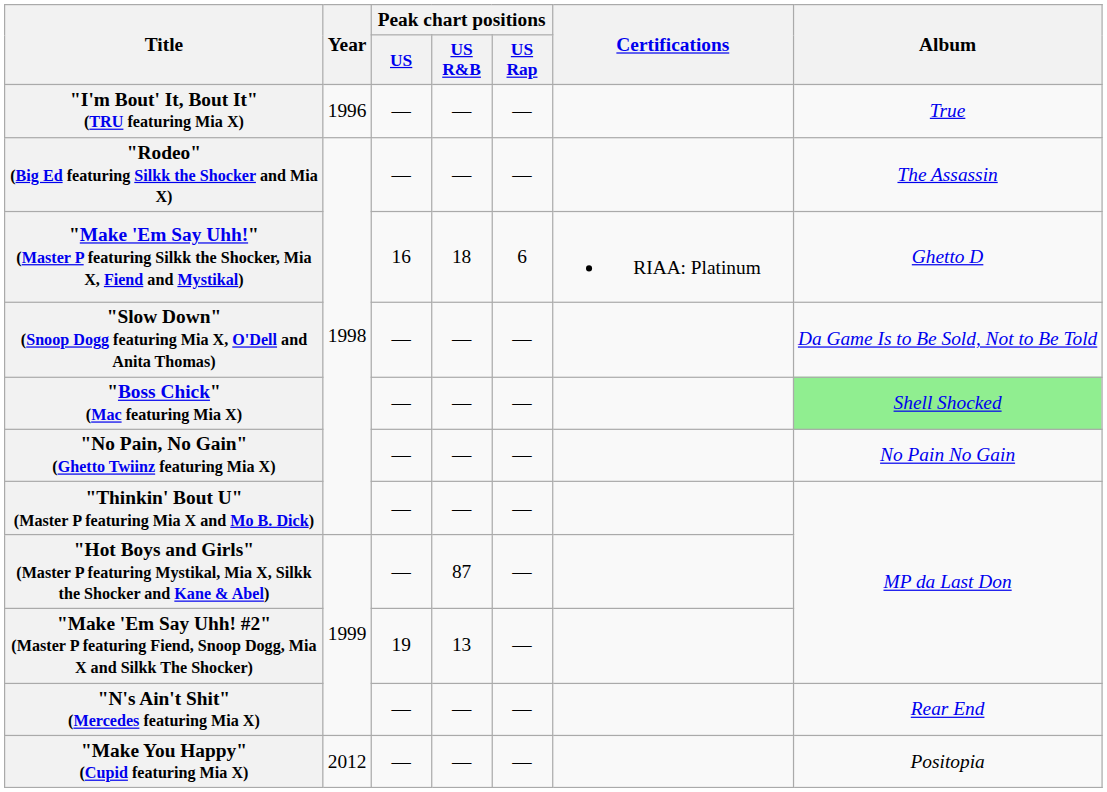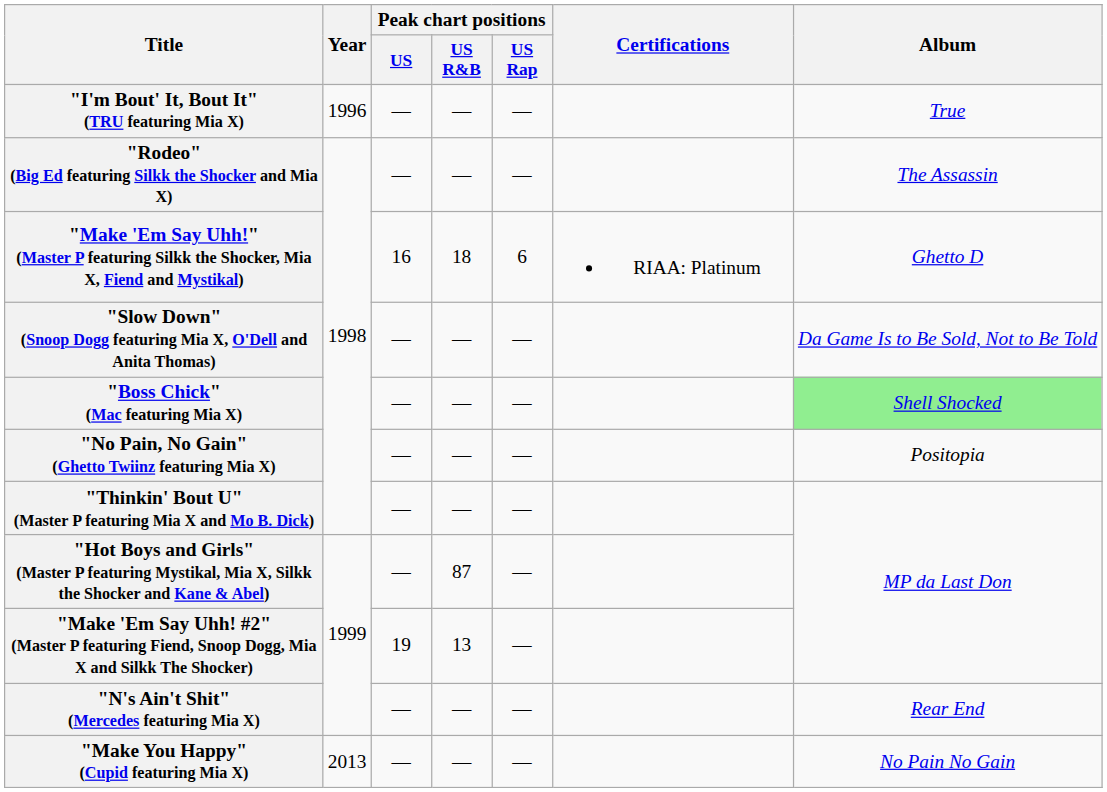(948, 455) No Pain No Gain -> (948, 455) Positopia
(347, 761) 2012 -> (347, 761) 2013
(948, 761) Positopia -> (948, 761) No Pain No Gain
